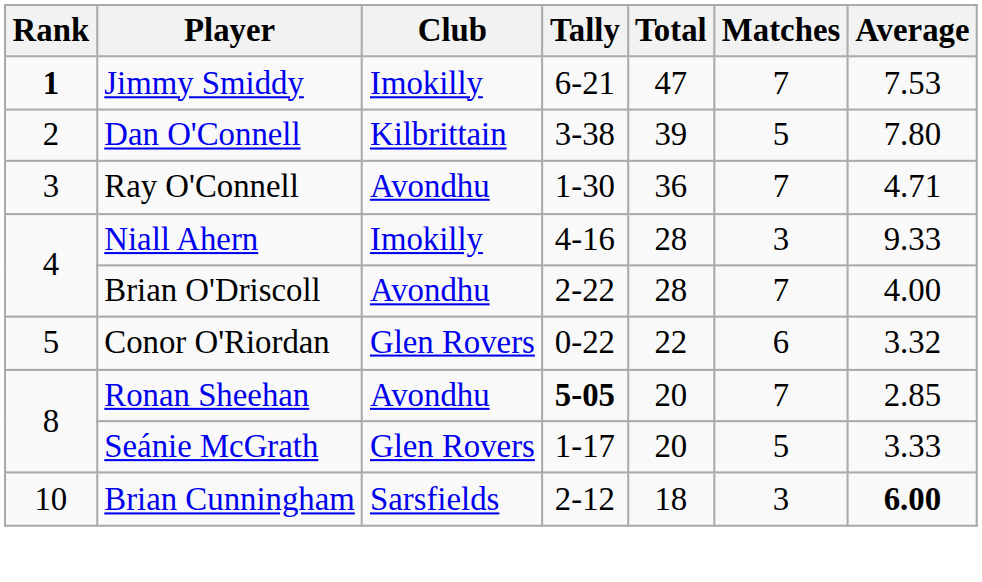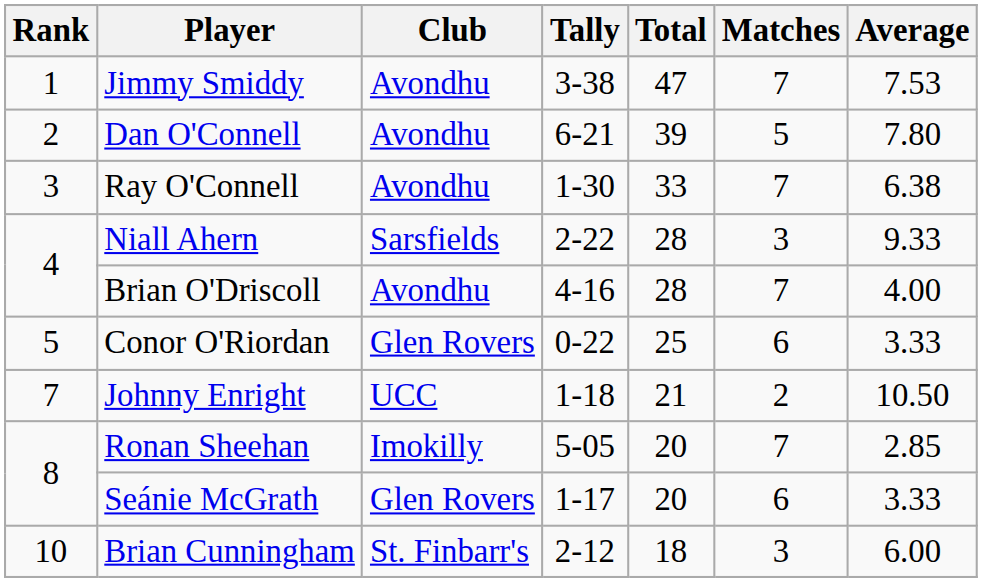(51, 82) bold -> (51, 82) normal
(426, 82) Imokilly -> (430, 82) Avondhu
(585, 82) 6-21 -> (585, 82) 3-38
(438, 134) Kilbrittain -> (430, 134) Avondhu
(585, 134) 3-38 -> (585, 134) 6-21
(671, 186) 36 -> (671, 186) 33
(912, 186) 4.71 -> (912, 186) 6.38
(426, 238) Imokilly -> (435, 238) Sarsfields
(585, 238) 4-16 -> (585, 238) 2-22
(585, 290) 2-22 -> (585, 290) 4-16
(671, 342) 22 -> (671, 342) 25
(912, 342) 3.32 -> (912, 342) 3.33
+ row: (205, 394)
(430, 394) Avondhu -> (426, 446) Imokilly
(585, 394) bold -> (585, 446) normal
(781, 446) 5 -> (781, 498) 6
(435, 498) Sarsfields -> (449, 550) St. Finbarr's
(912, 498) bold -> (912, 550) normal
